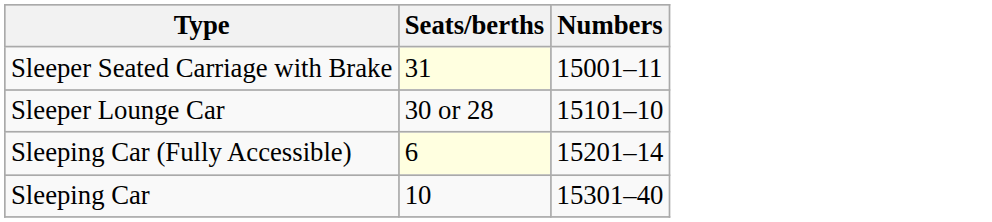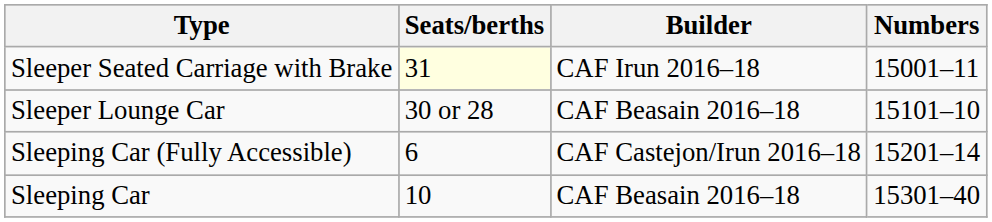+ column: (709, 25)
(411, 152) lightyellow background -> (411, 152) no background
